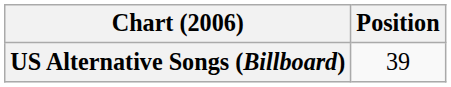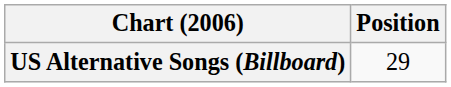(398, 61) 39 -> (398, 61) 29
